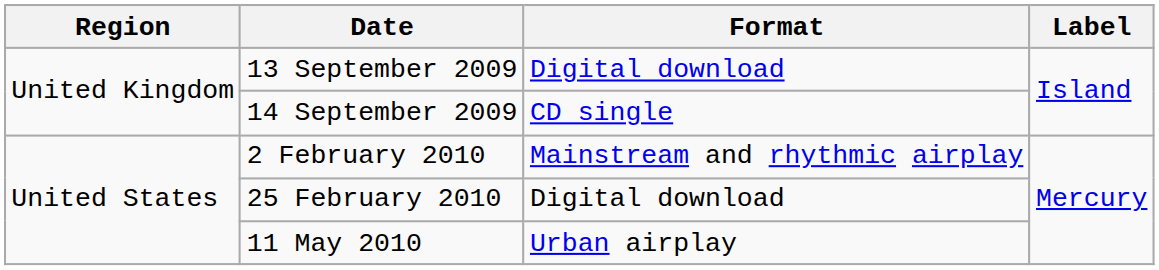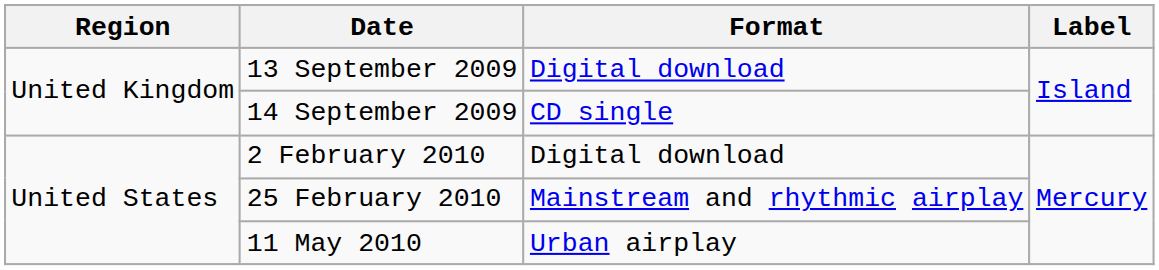(777, 156) Mainstream and rhythmic airplay -> (657, 156) Digital download
(657, 200) Digital download -> (777, 200) Mainstream and rhythmic airplay
